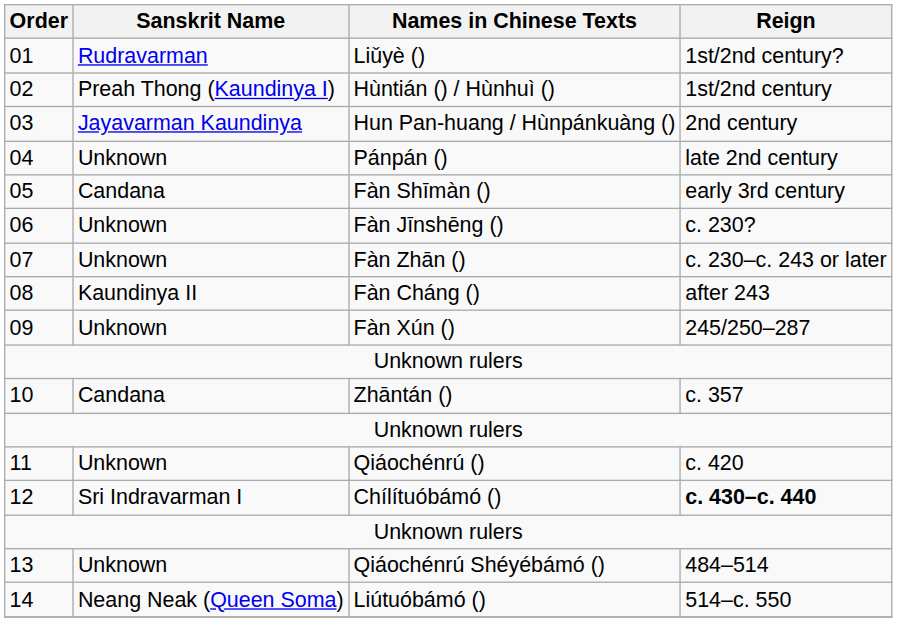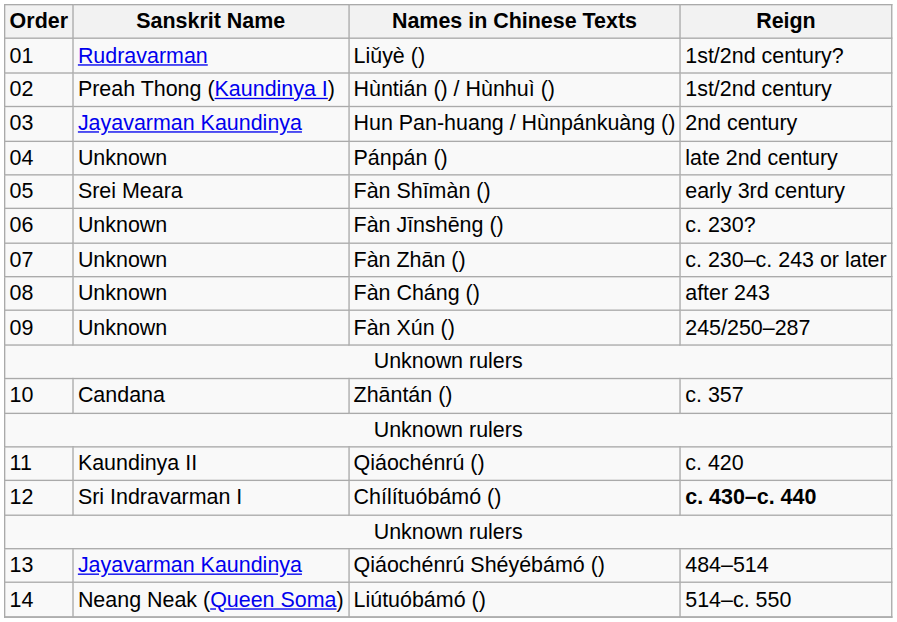(121, 191) Candana -> (130, 191) Srei Meara
(137, 293) Kaundinya II -> (123, 293) Unknown
(123, 463) Unknown -> (137, 463) Kaundinya II
(123, 565) Unknown -> (190, 565) Jayavarman Kaundinya
